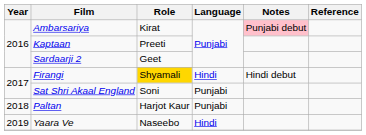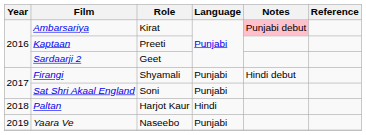(160, 75) gold background -> (160, 75) no background
(206, 75) Hindi -> (211, 75) Punjabi
(211, 106) Punjabi -> (206, 106) Hindi
(206, 122) Hindi -> (211, 122) Punjabi
